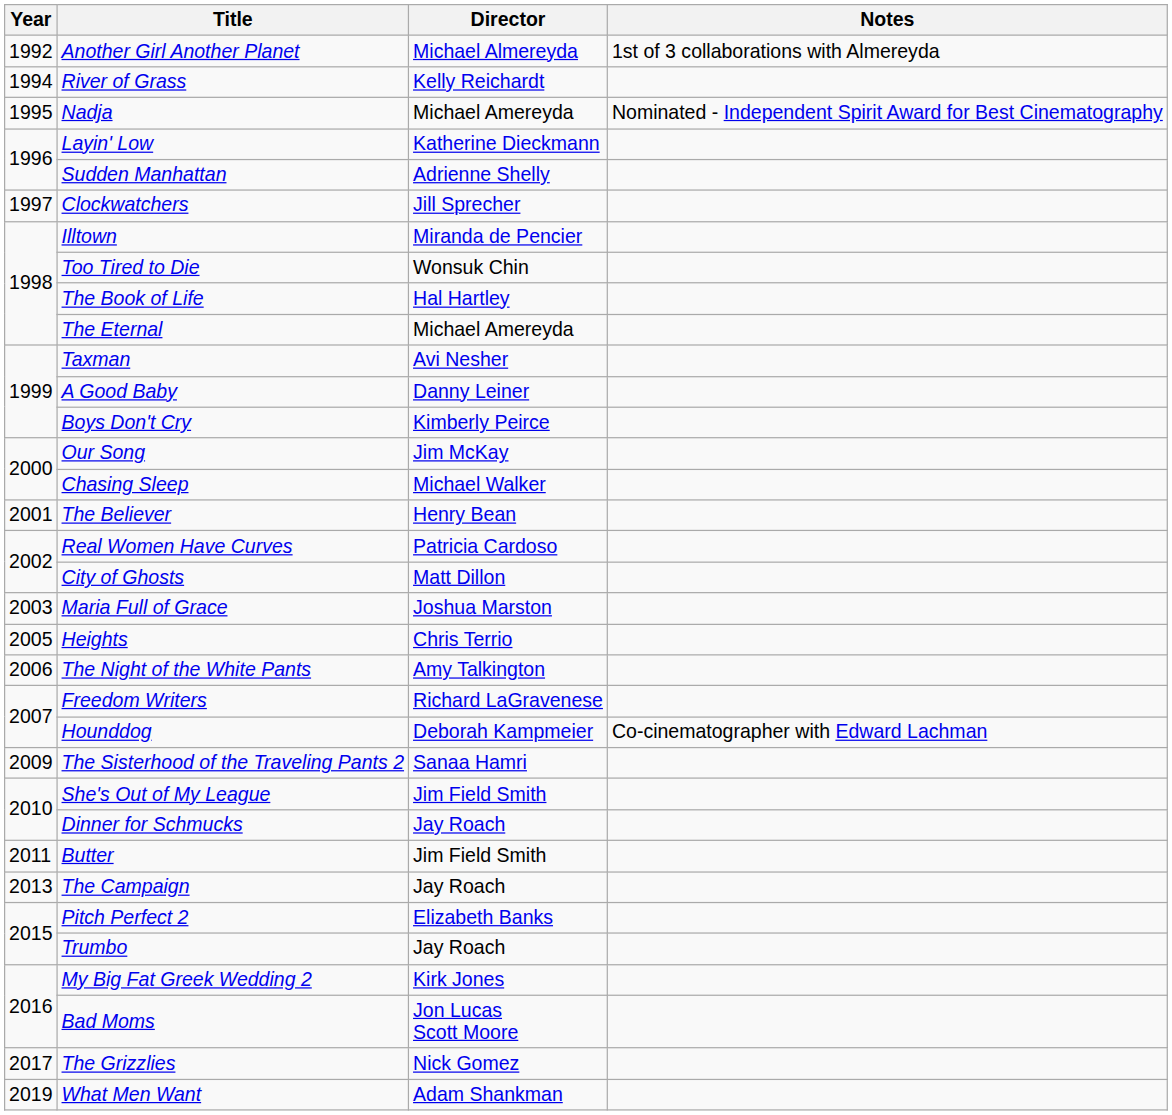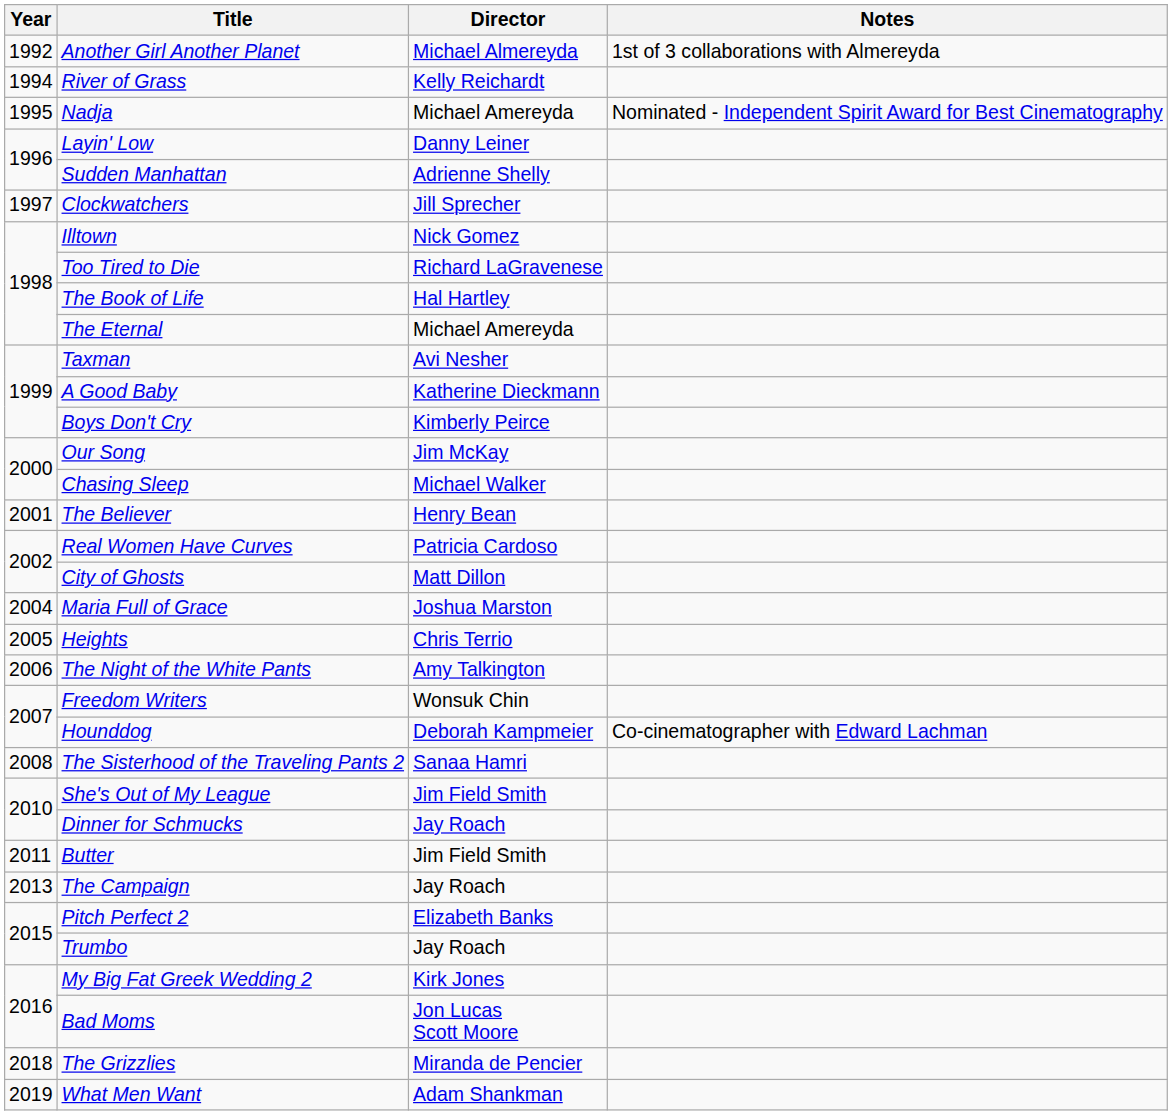(506, 143) Katherine Dieckmann -> (471, 143) Danny Leiner
(498, 236) Miranda de Pencier -> (466, 236) Nick Gomez
(471, 267) Wonsuk Chin -> (508, 267) Richard LaGravenese
(471, 391) Danny Leiner -> (506, 391) Katherine Dieckmann
(31, 608) 2003 -> (31, 608) 2004
(508, 701) Richard LaGravenese -> (471, 701) Wonsuk Chin
(31, 762) 2009 -> (31, 762) 2008
(31, 1063) 2017 -> (31, 1063) 2018
(466, 1063) Nick Gomez -> (498, 1063) Miranda de Pencier
